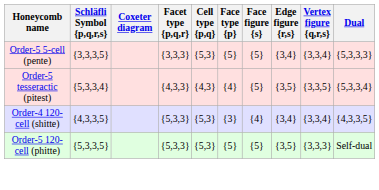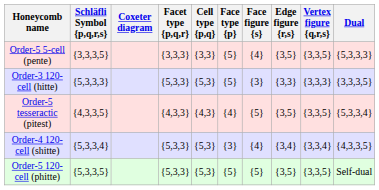(205, 55) {5,3} -> (205, 55) {3,3}
(257, 55) {5} -> (257, 55) {4}
(286, 55) {3,4} -> (286, 55) {3,5}
(317, 55) {3,3,4} -> (317, 55) {3,3,5}
+ row: (37, 81)
(91, 87) {5,3,3,4} -> (91, 113) {4,3,3,5}
(91, 119) {4,3,3,5} -> (91, 145) {5,3,3,4}
(317, 145) {3,3,3} -> (317, 171) {3,3,5}
